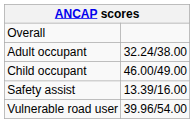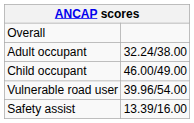rows swapped: (63, 109) <-> (41, 90)
